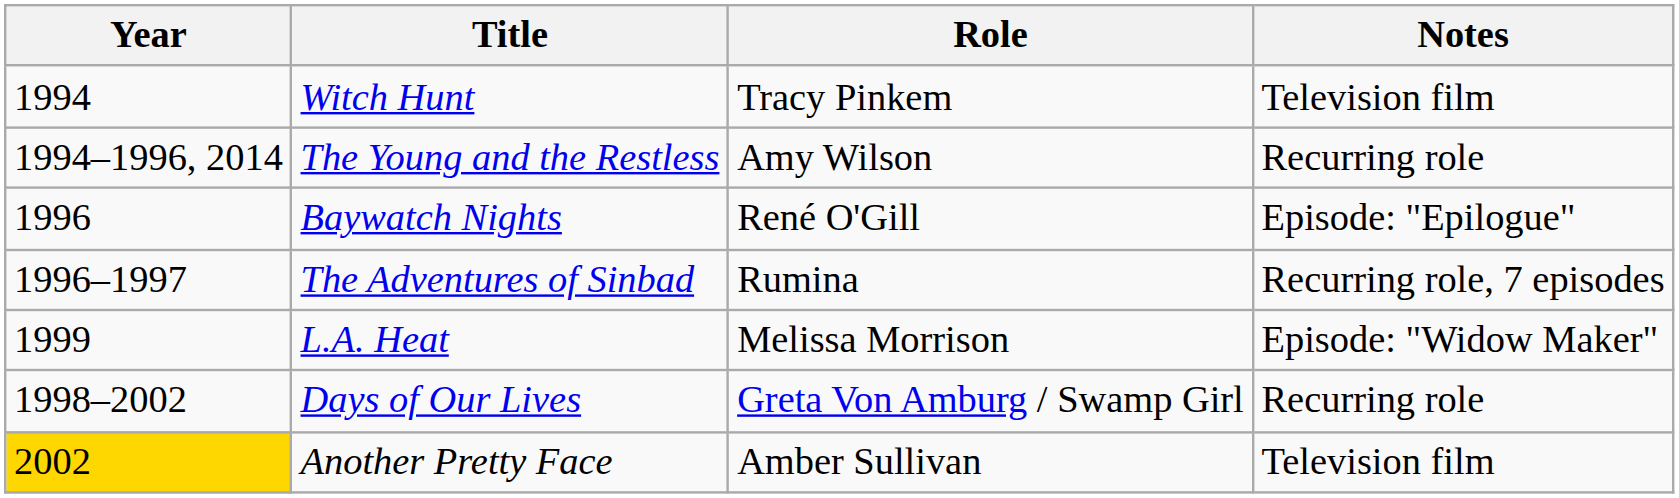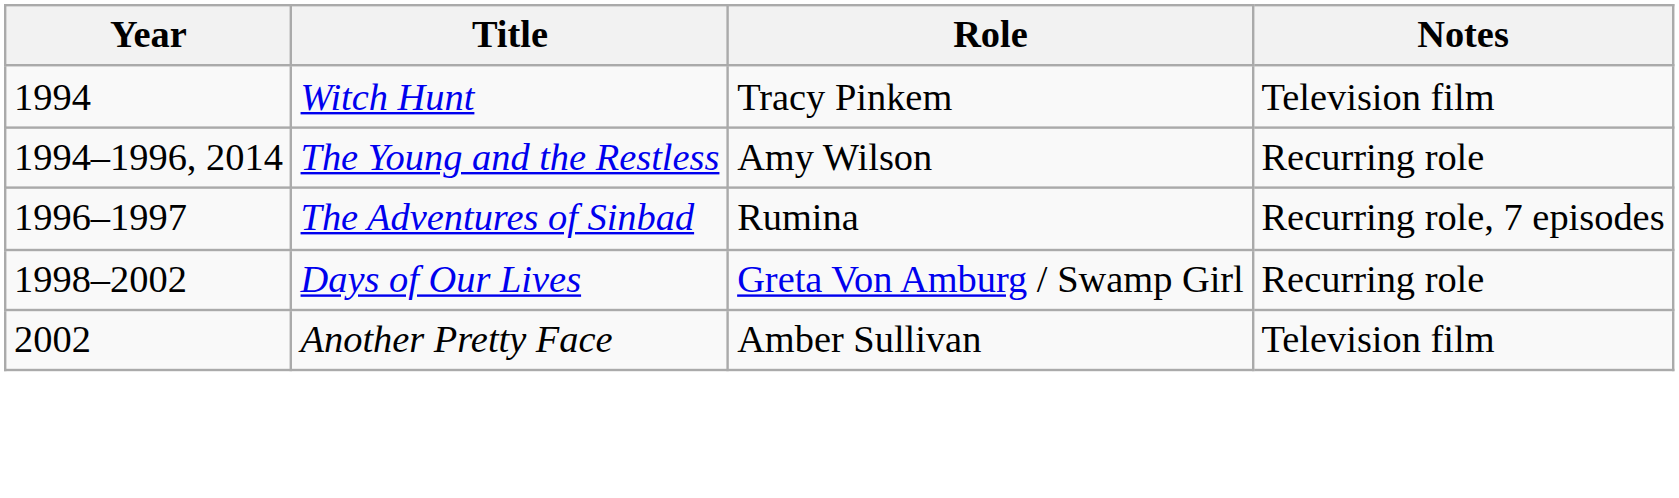- row: (431, 217)
- row: (375, 339)
(52, 461) gold background -> (52, 339) no background
